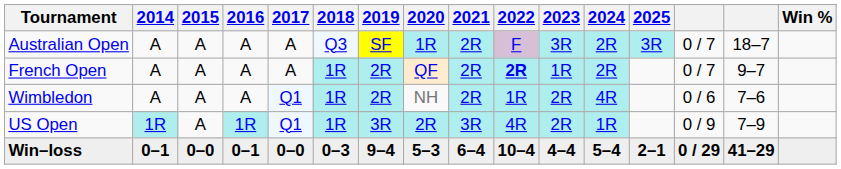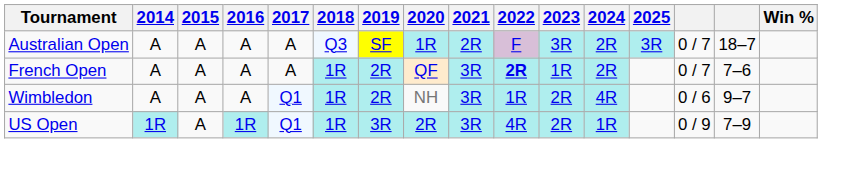(471, 71) 2R -> (471, 71) 3R
(751, 71) 9–7 -> (737, 71) 7–6
(471, 97) 2R -> (471, 97) 3R
(751, 97) 7–6 -> (737, 97) 9–7
- row: (45, 151)
